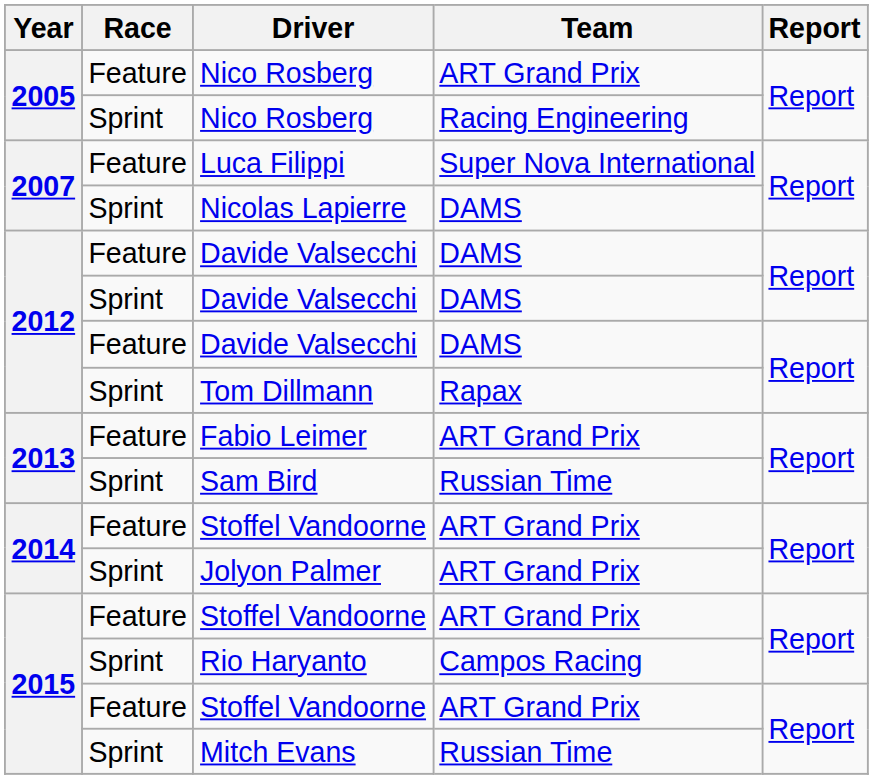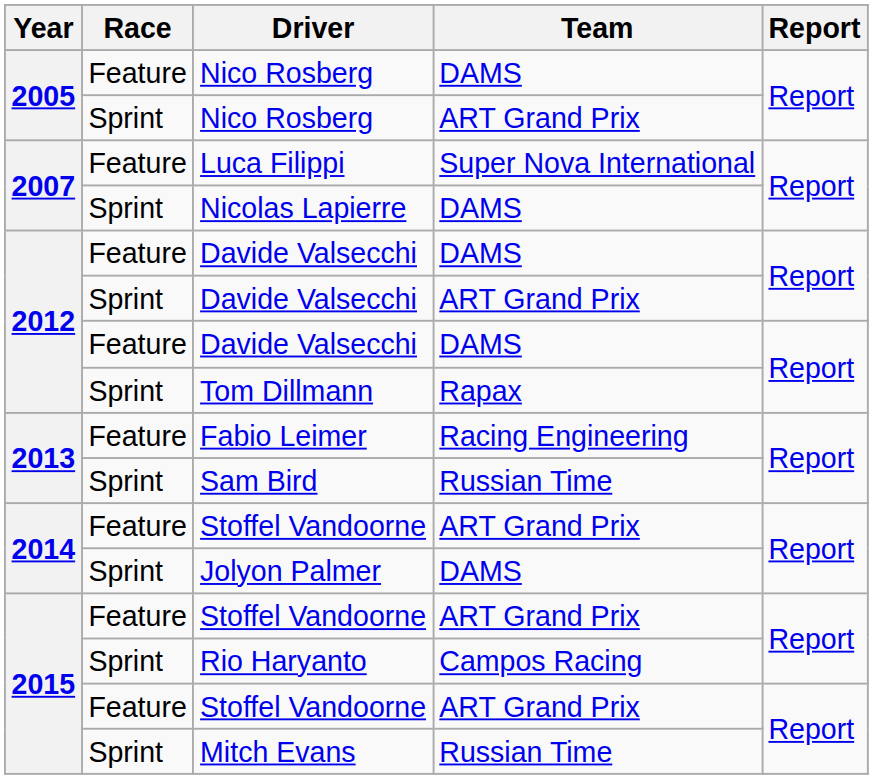(540, 73) ART Grand Prix -> (481, 73) DAMS
(564, 118) Racing Engineering -> (540, 118) ART Grand Prix
(481, 299) DAMS -> (540, 299) ART Grand Prix
(540, 435) ART Grand Prix -> (564, 435) Racing Engineering
(540, 571) ART Grand Prix -> (481, 571) DAMS
